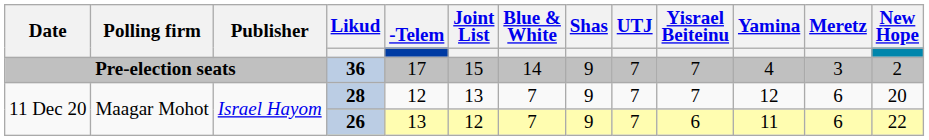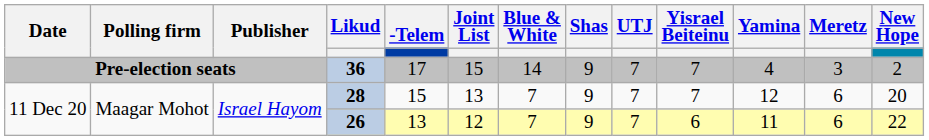(417, 96) 12 -> (417, 96) 15
